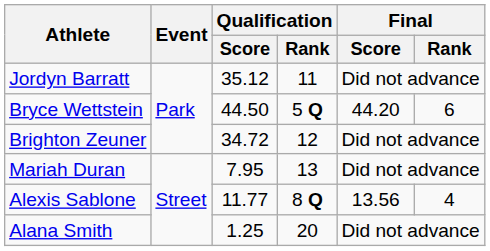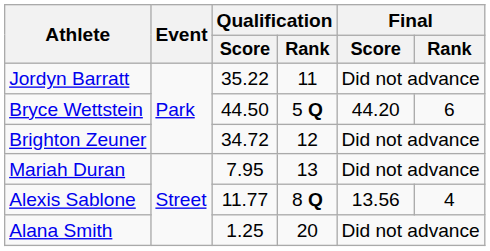(245, 79) 35.12 -> (245, 79) 35.22
